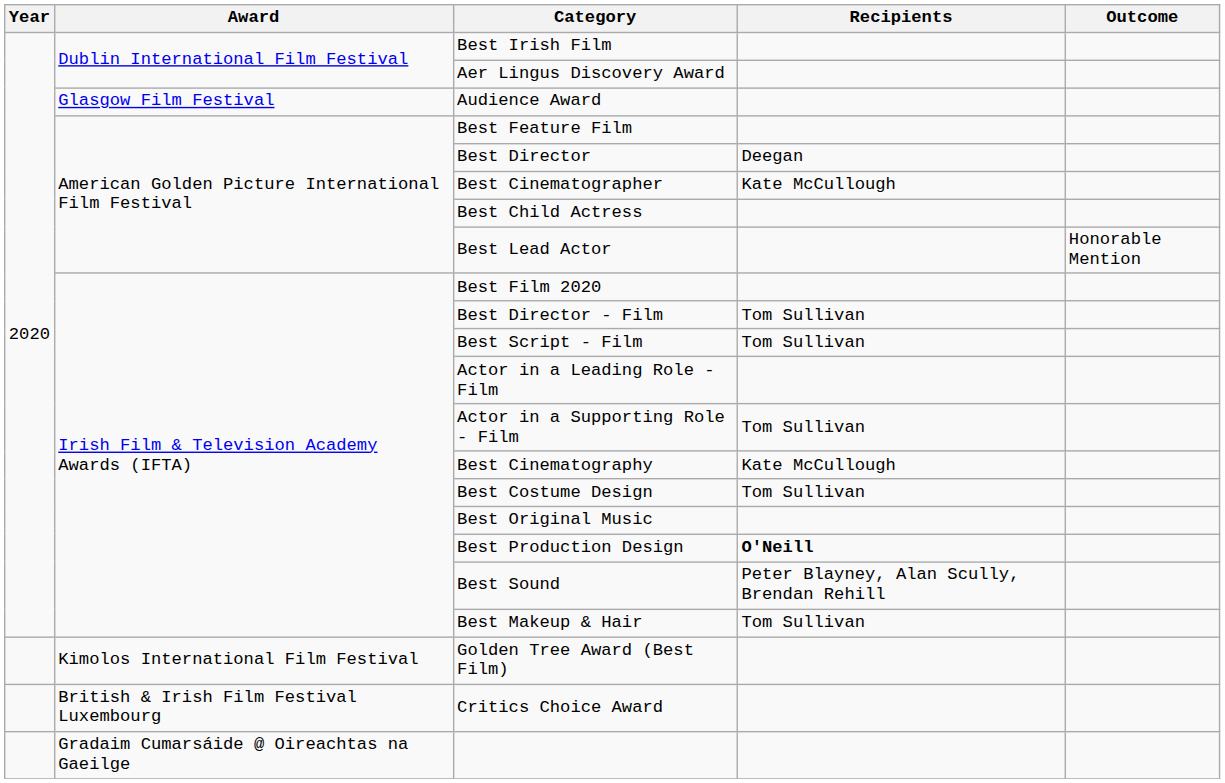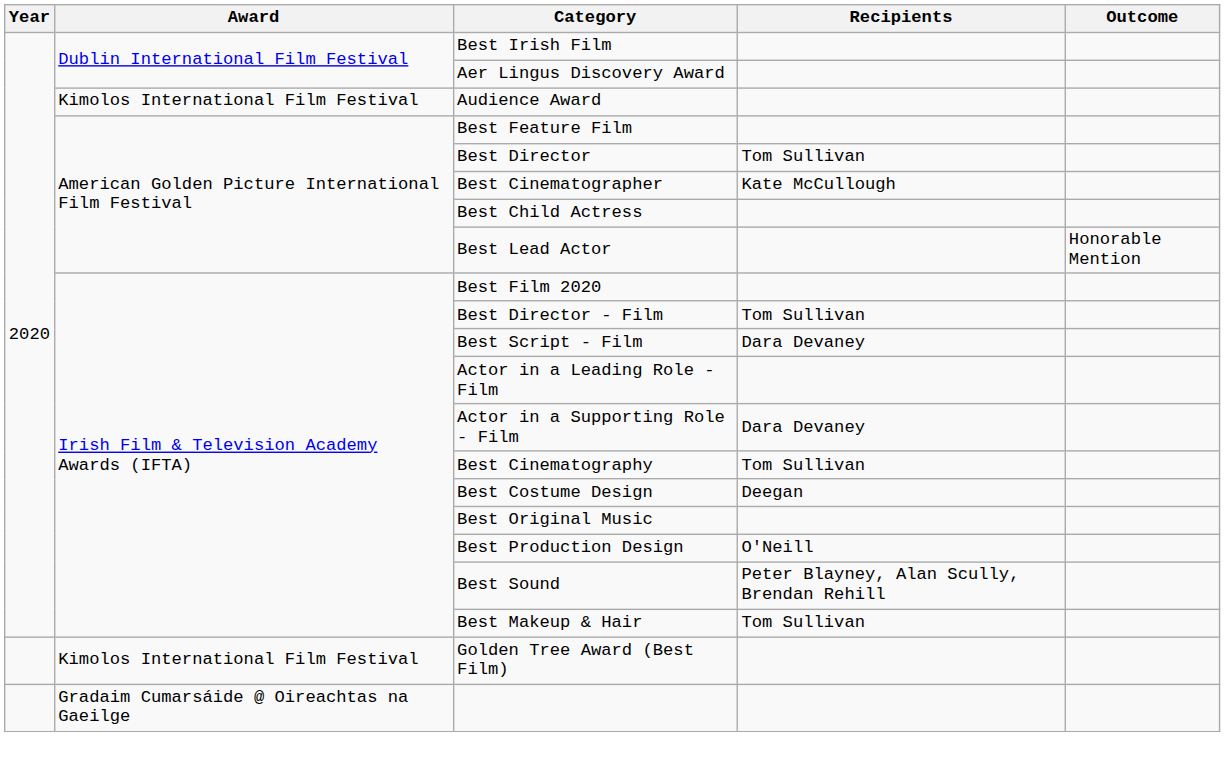(166, 102) Glasgow Film Festival -> (238, 102) Kimolos International Film Festival
(772, 157) Deegan -> (803, 157) Tom Sullivan
(803, 343) Tom Sullivan -> (803, 343) Dara Devaney
(803, 428) Tom Sullivan -> (803, 428) Dara Devaney
(819, 465) Kate McCullough -> (803, 465) Tom Sullivan
(803, 493) Tom Sullivan -> (772, 493) Deegan
(777, 548) bold -> (777, 548) normal
- row: (560, 708)
